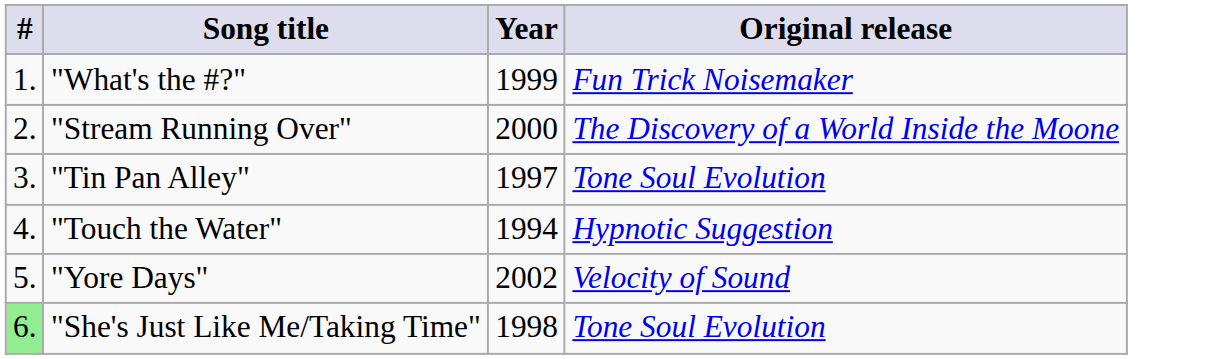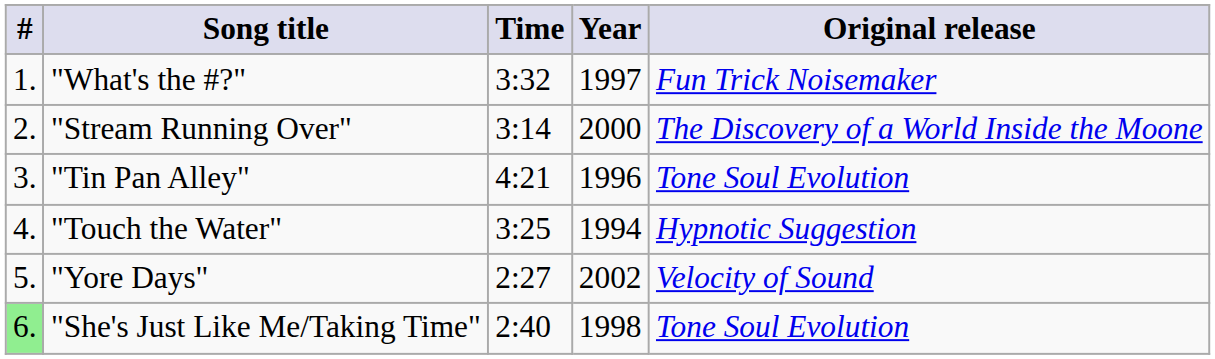+ column: (530, 29)
(527, 79) 1999 -> (610, 79) 1997
(527, 178) 1997 -> (610, 178) 1996
